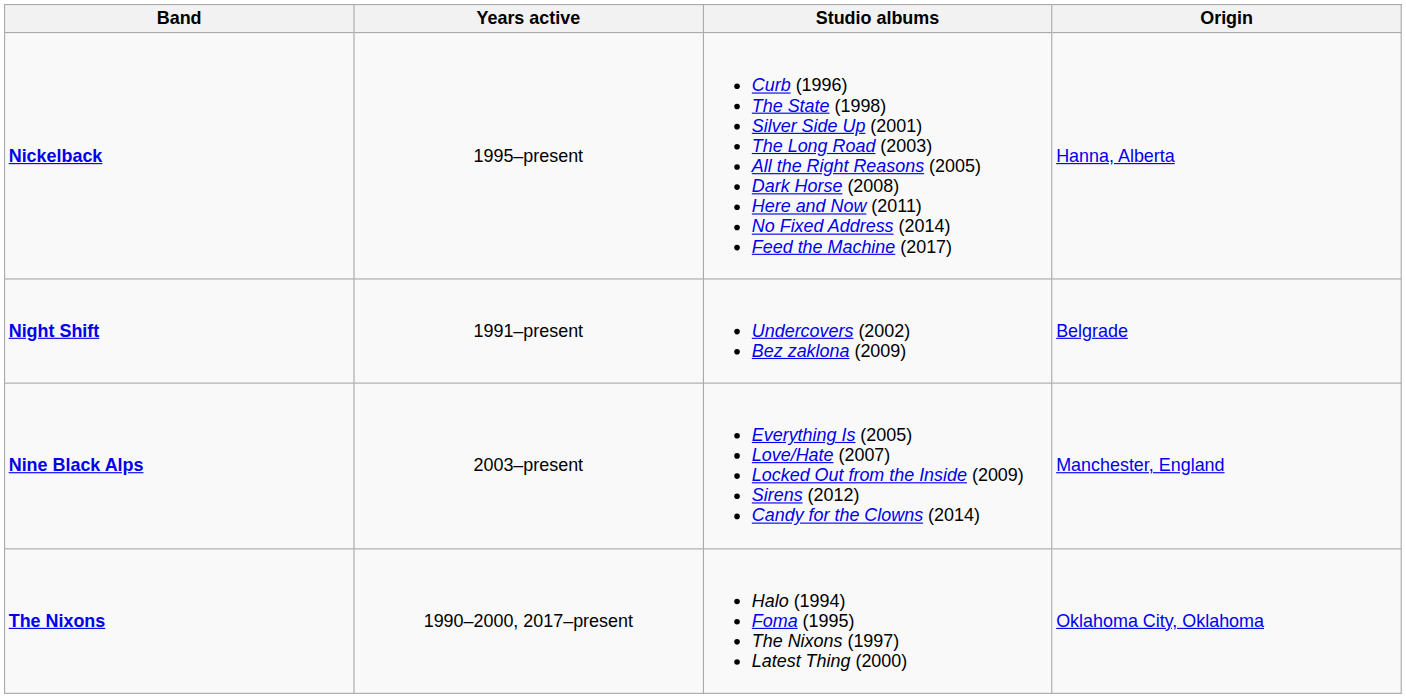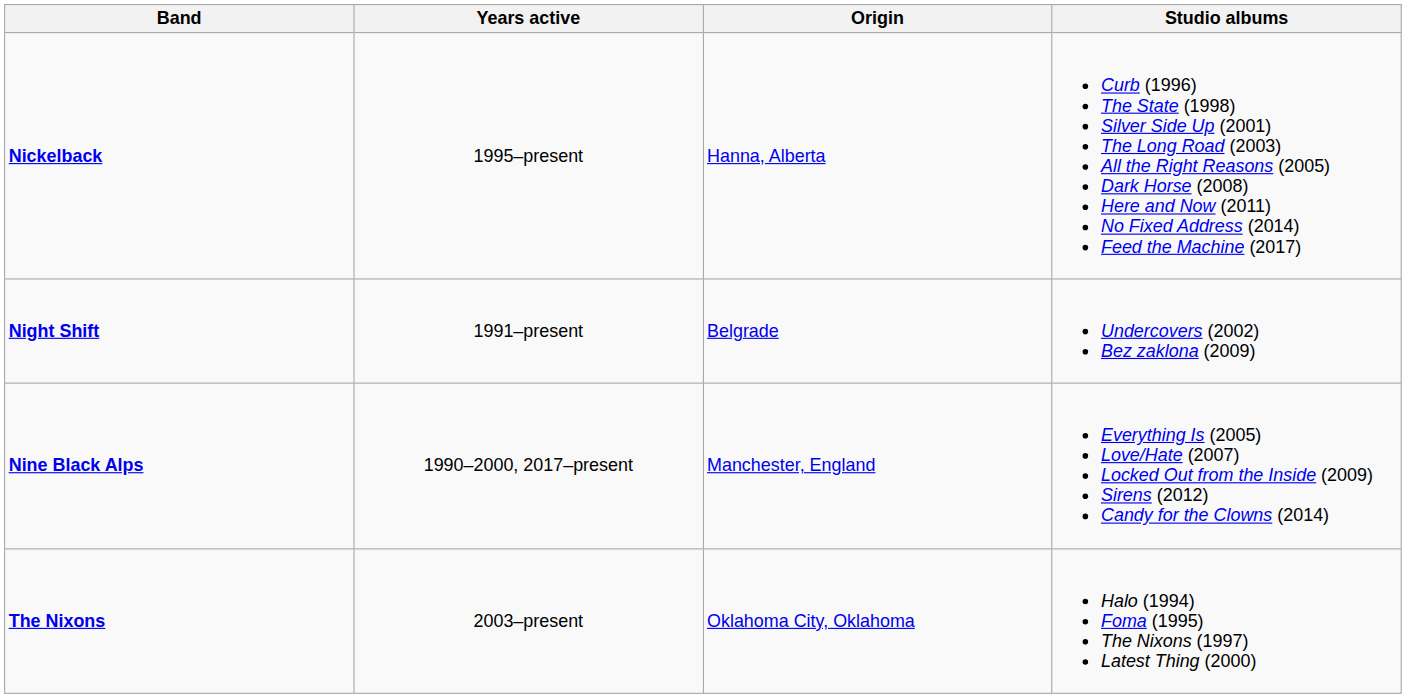columns swapped: (1227, 18) <-> (877, 18)
(528, 465) 2003–present -> (528, 465) 1990–2000, 2017–present
(528, 620) 1990–2000, 2017–present -> (528, 620) 2003–present
